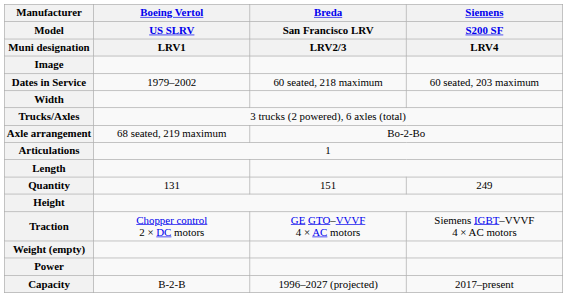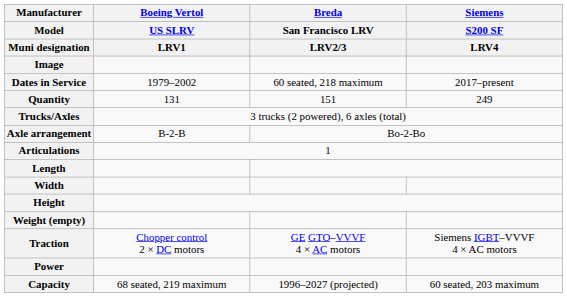(484, 82) 60 seated, 203 maximum -> (484, 82) 2017–present
rows swapped: (49, 185) <-> (49, 99)
(172, 133) 68 seated, 219 maximum -> (172, 133) B-2-B
rows swapped: (49, 249) <-> (49, 226)
(172, 284) B-2-B -> (172, 284) 68 seated, 219 maximum
(484, 284) 2017–present -> (484, 284) 60 seated, 203 maximum
